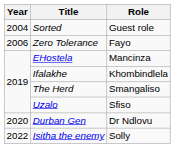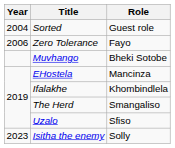+ row: (56, 58)
- row: (59, 120)
(17, 136) 2022 -> (17, 136) 2023
